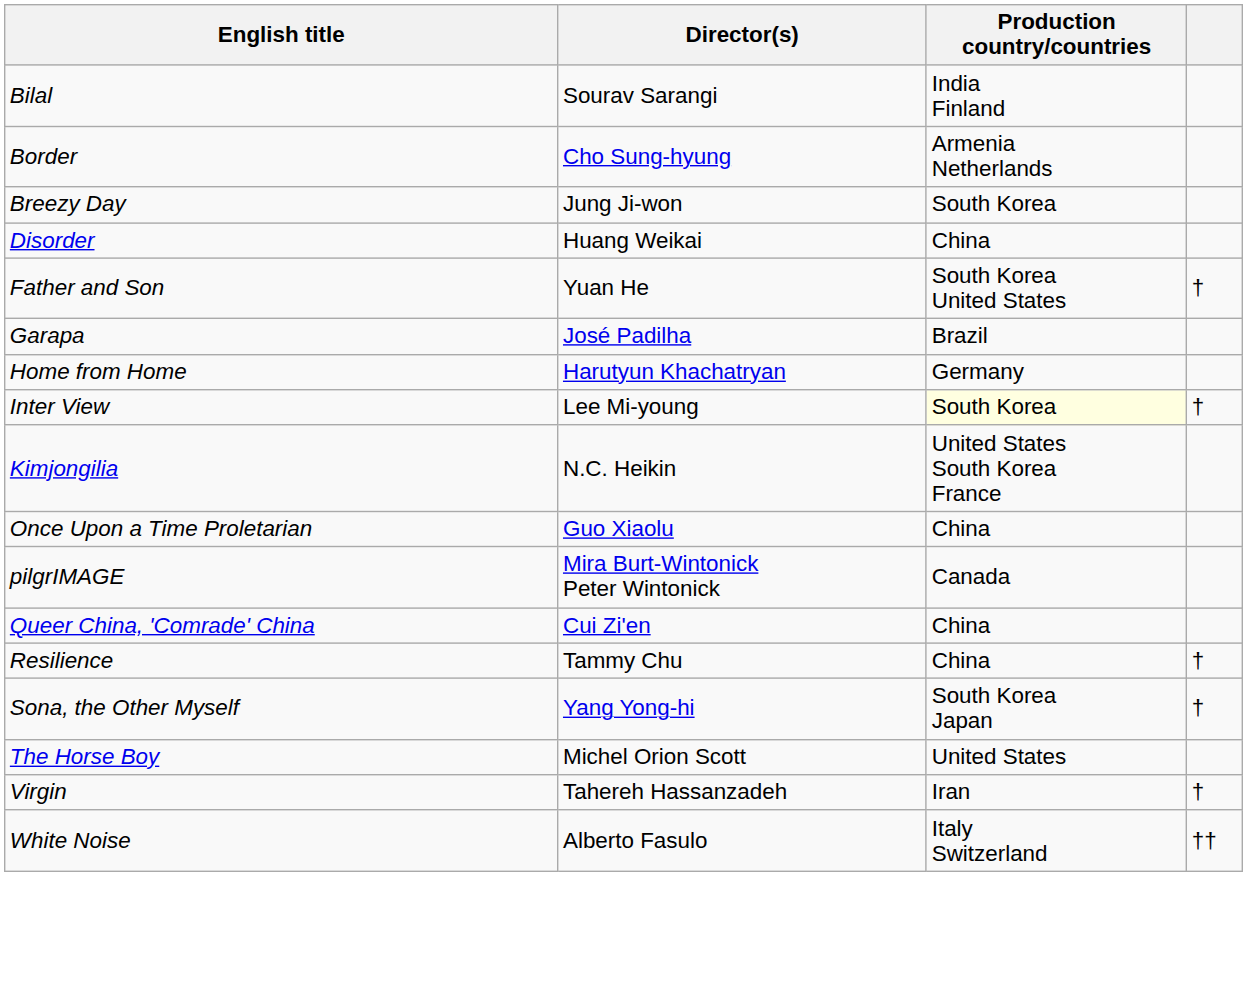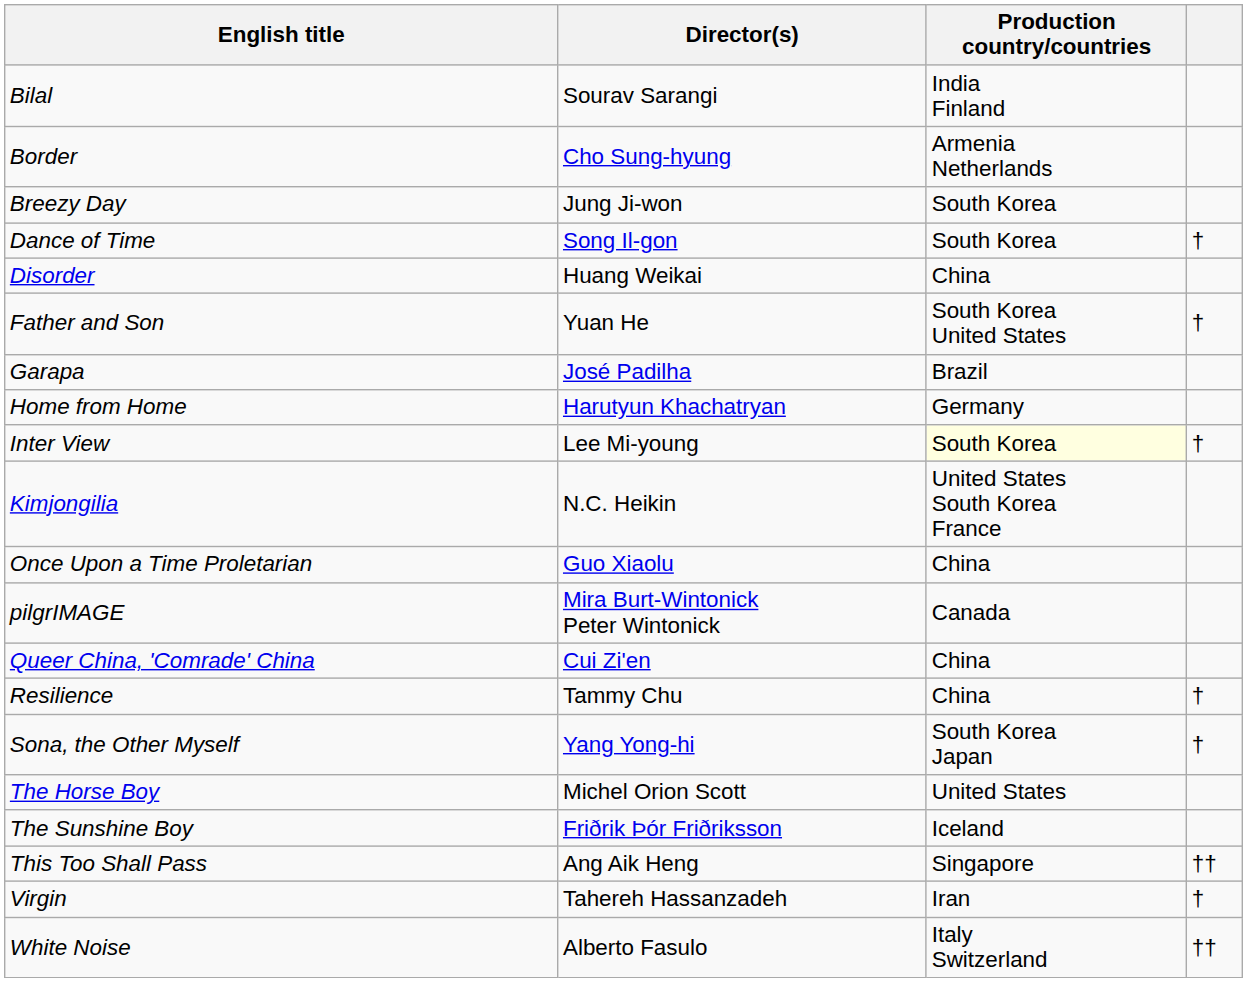+ row: (83, 239)
+ row: (101, 827)
+ row: (108, 863)
